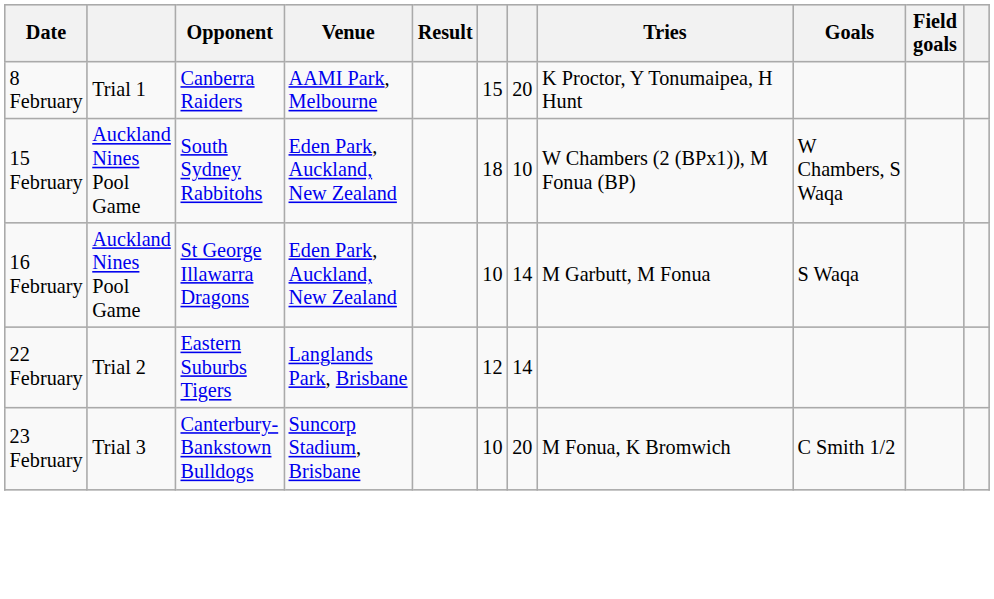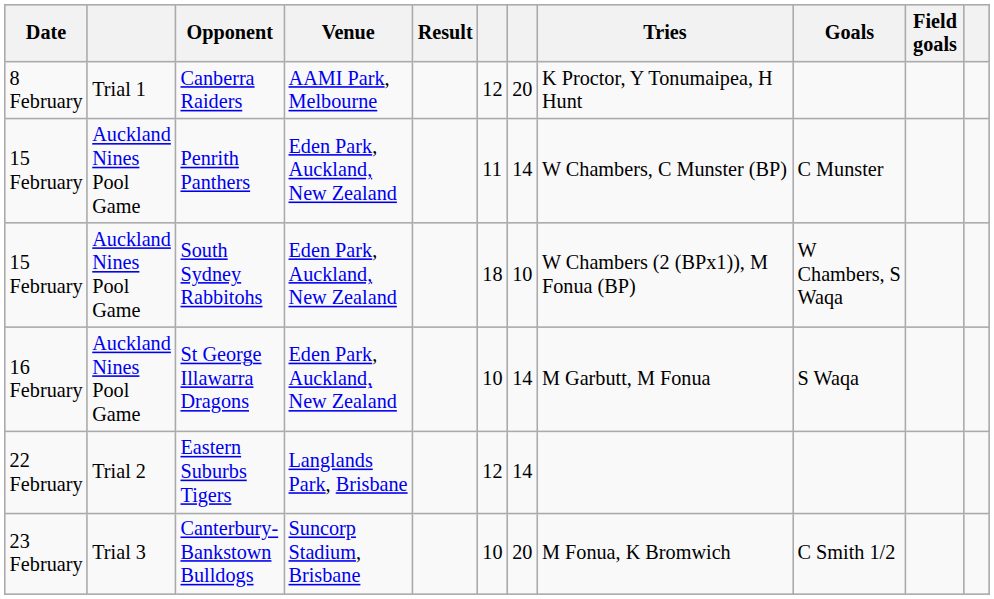(492, 89) 15 -> (492, 89) 12
+ row: (215, 170)
